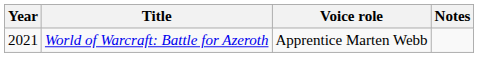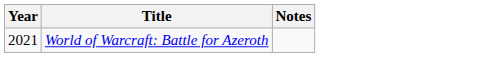- column: (352, 16)
